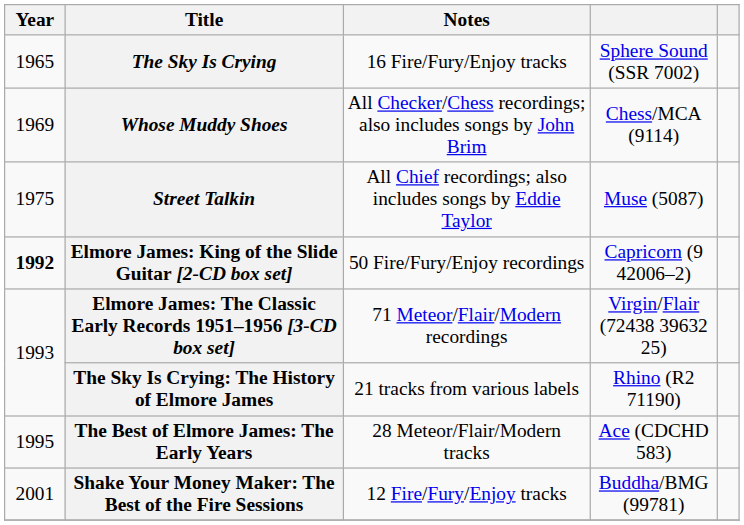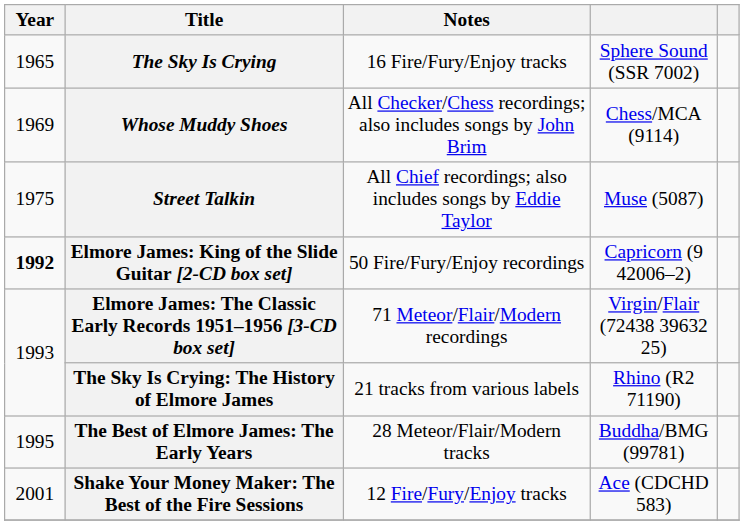(654, 441) Ace (CDCHD 583) -> (654, 441) Buddha/BMG (99781)
(654, 494) Buddha/BMG (99781) -> (654, 494) Ace (CDCHD 583)
